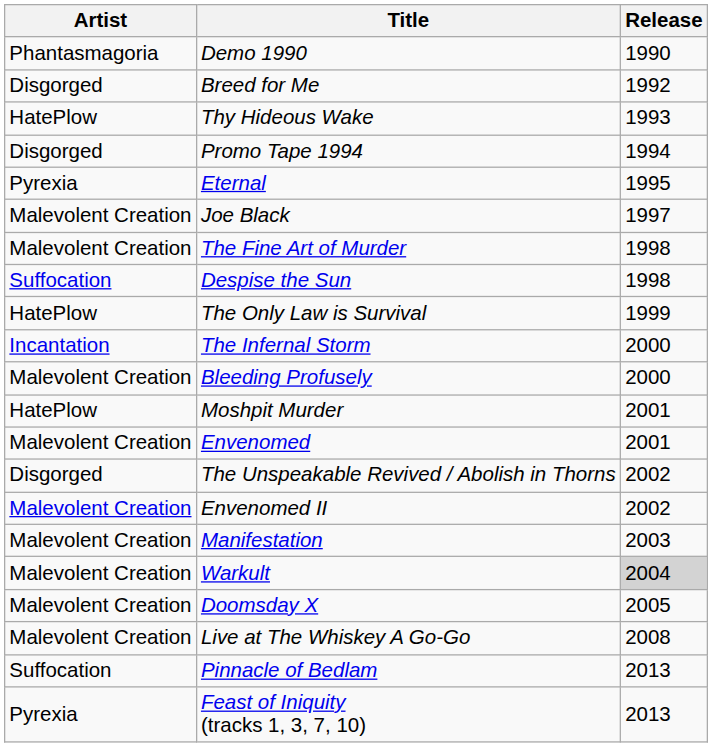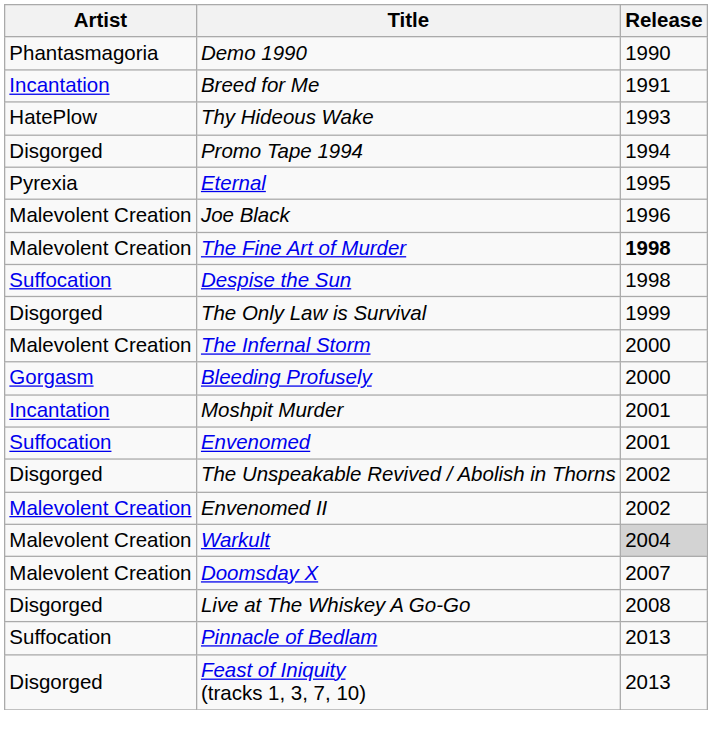(56, 85) Disgorged -> (59, 85) Incantation
(648, 85) 1992 -> (648, 85) 1991
(648, 215) 1997 -> (648, 215) 1996
(648, 248) normal -> (648, 248) bold
(53, 313) HatePlow -> (56, 313) Disgorged
(59, 345) Incantation -> (100, 345) Malevolent Creation
(100, 378) Malevolent Creation -> (51, 378) Gorgasm
(53, 410) HatePlow -> (59, 410) Incantation
(100, 442) Malevolent Creation -> (60, 442) Suffocation
- row: (262, 540)
(648, 605) 2005 -> (648, 572) 2007
(100, 637) Malevolent Creation -> (56, 605) Disgorged
(44, 714) Pyrexia -> (56, 681) Disgorged
